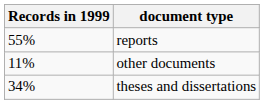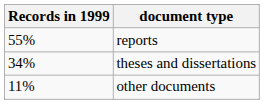rows swapped: (186, 87) <-> (166, 63)
